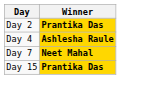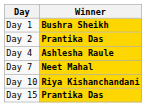+ row: (19, 25)
+ row: (22, 81)
